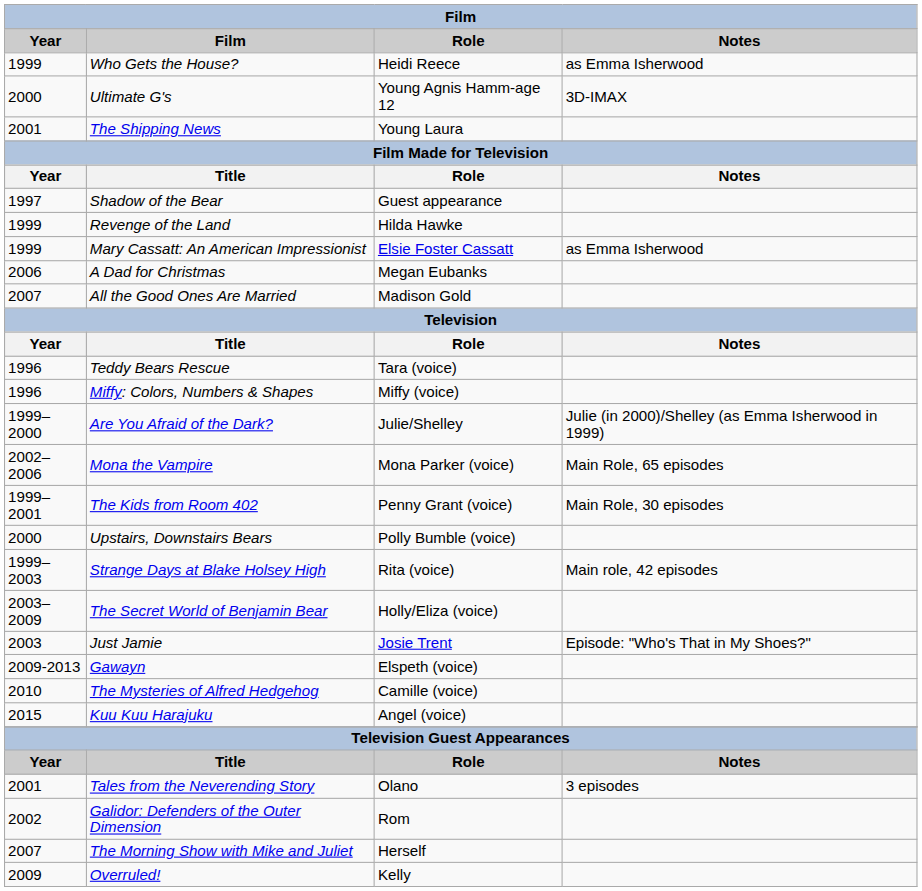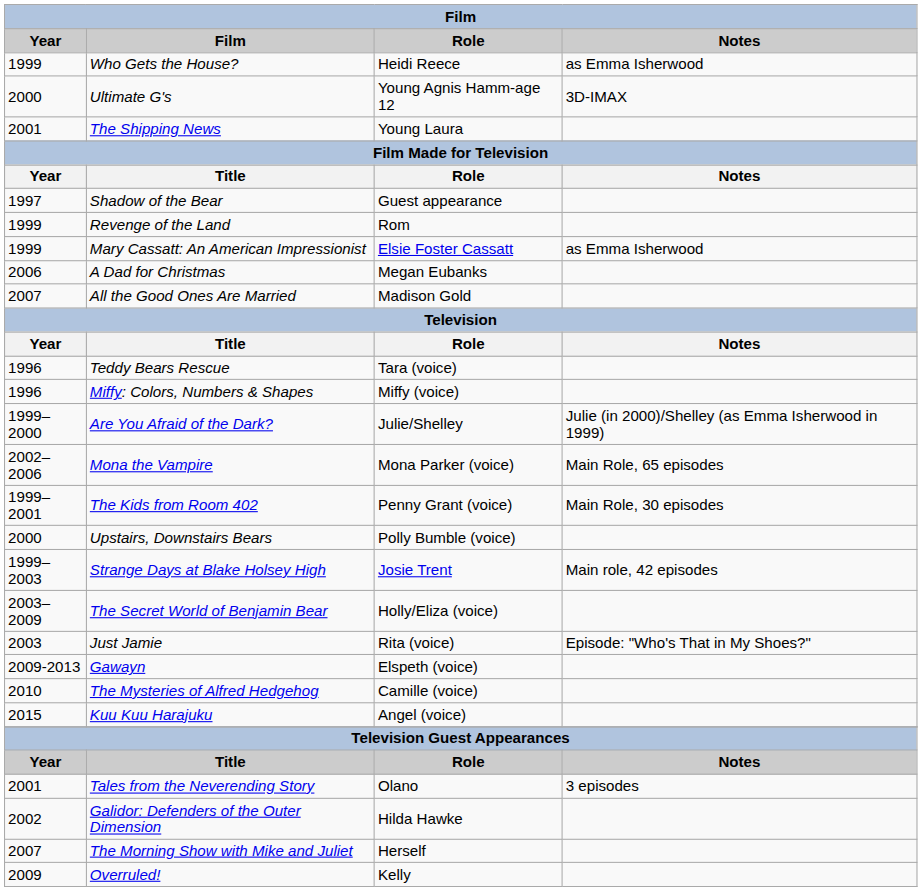(420, 225) Hilda Hawke -> (394, 225) Rom
(416, 570) Rita (voice) -> (415, 570) Josie Trent
(415, 643) Josie Trent -> (416, 643) Rita (voice)
(394, 819) Rom -> (420, 819) Hilda Hawke
